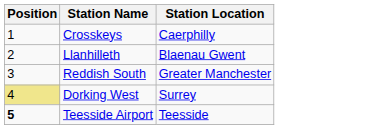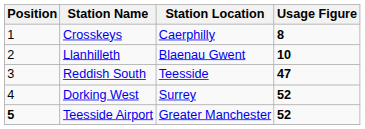+ column: (317, 14)
(215, 74) Greater Manchester -> (184, 74) Teesside
(11, 94) khaki background -> (11, 94) no background
(184, 114) Teesside -> (215, 114) Greater Manchester
